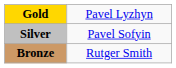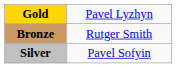rows swapped: (35, 33) <-> (35, 53)
